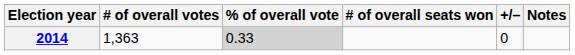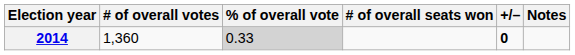(121, 38) 1,363 -> (121, 38) 1,360
(504, 38) normal -> (504, 38) bold
